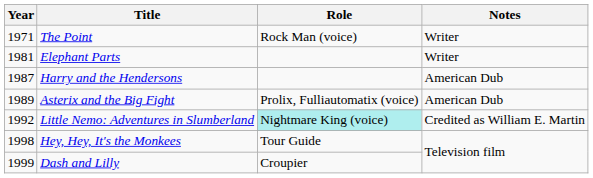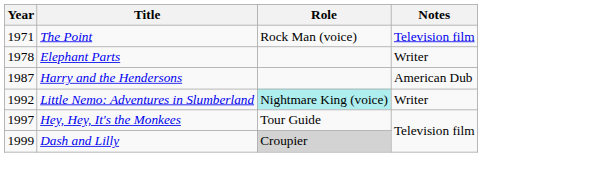(442, 36) Writer -> (434, 36) Television film
(21, 57) 1981 -> (21, 57) 1978
- row: (107, 99)
(505, 120) Credited as William E. Martin -> (411, 99) Writer
(21, 141) 1998 -> (21, 120) 1997
(284, 162) no background -> (284, 141) lightgrey background
